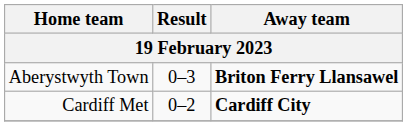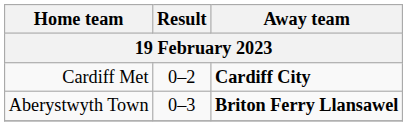rows swapped: (79, 76) <-> (105, 105)
